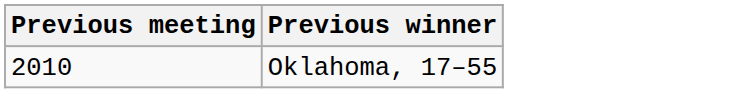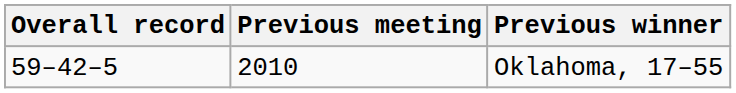+ column: (118, 26)
